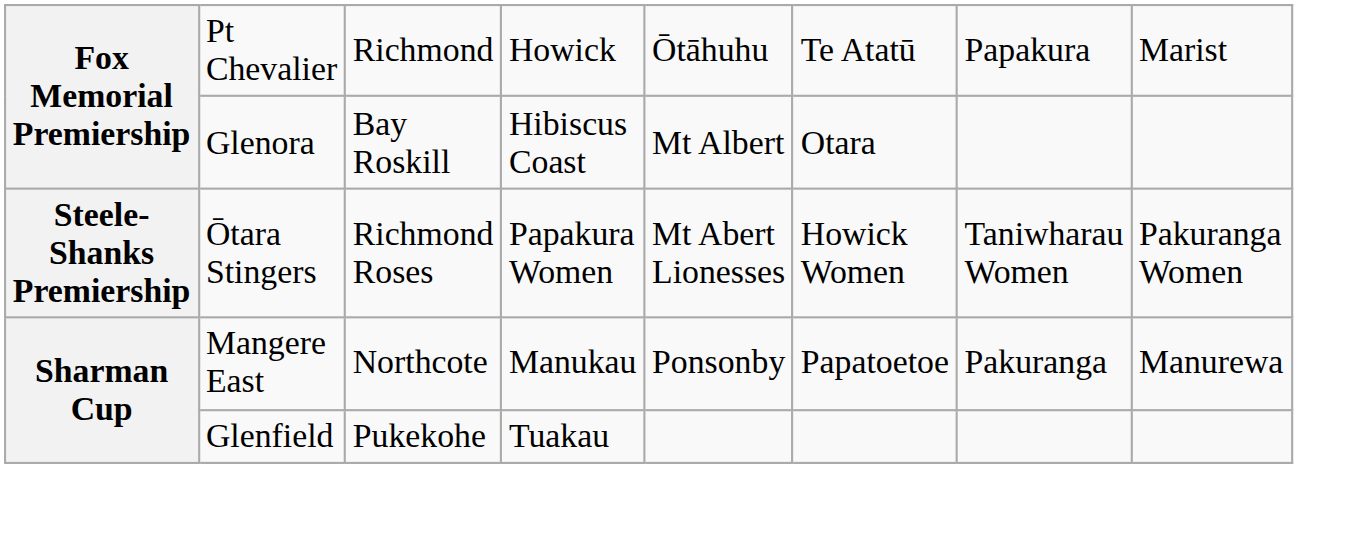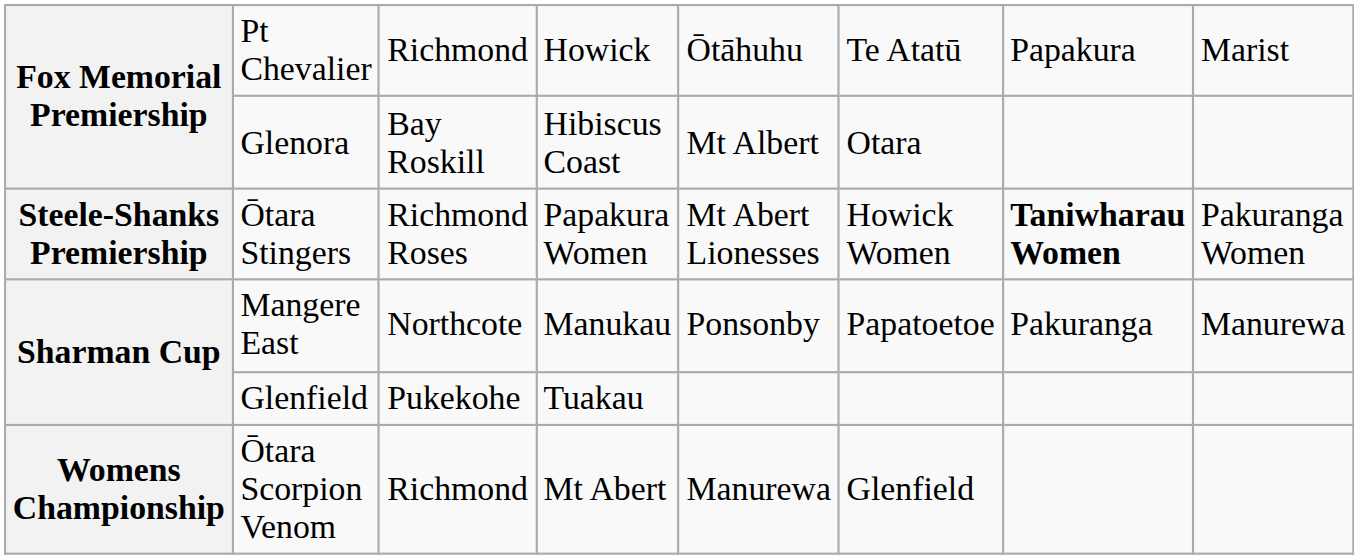(1044, 252) normal -> (1098, 233) bold
+ row: (301, 488)
